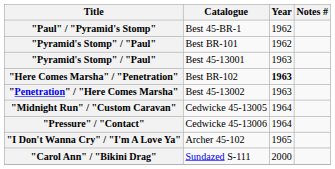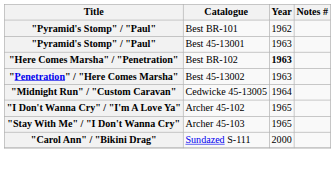- row: (94, 28)
- row: (94, 124)
+ row: (94, 124)
